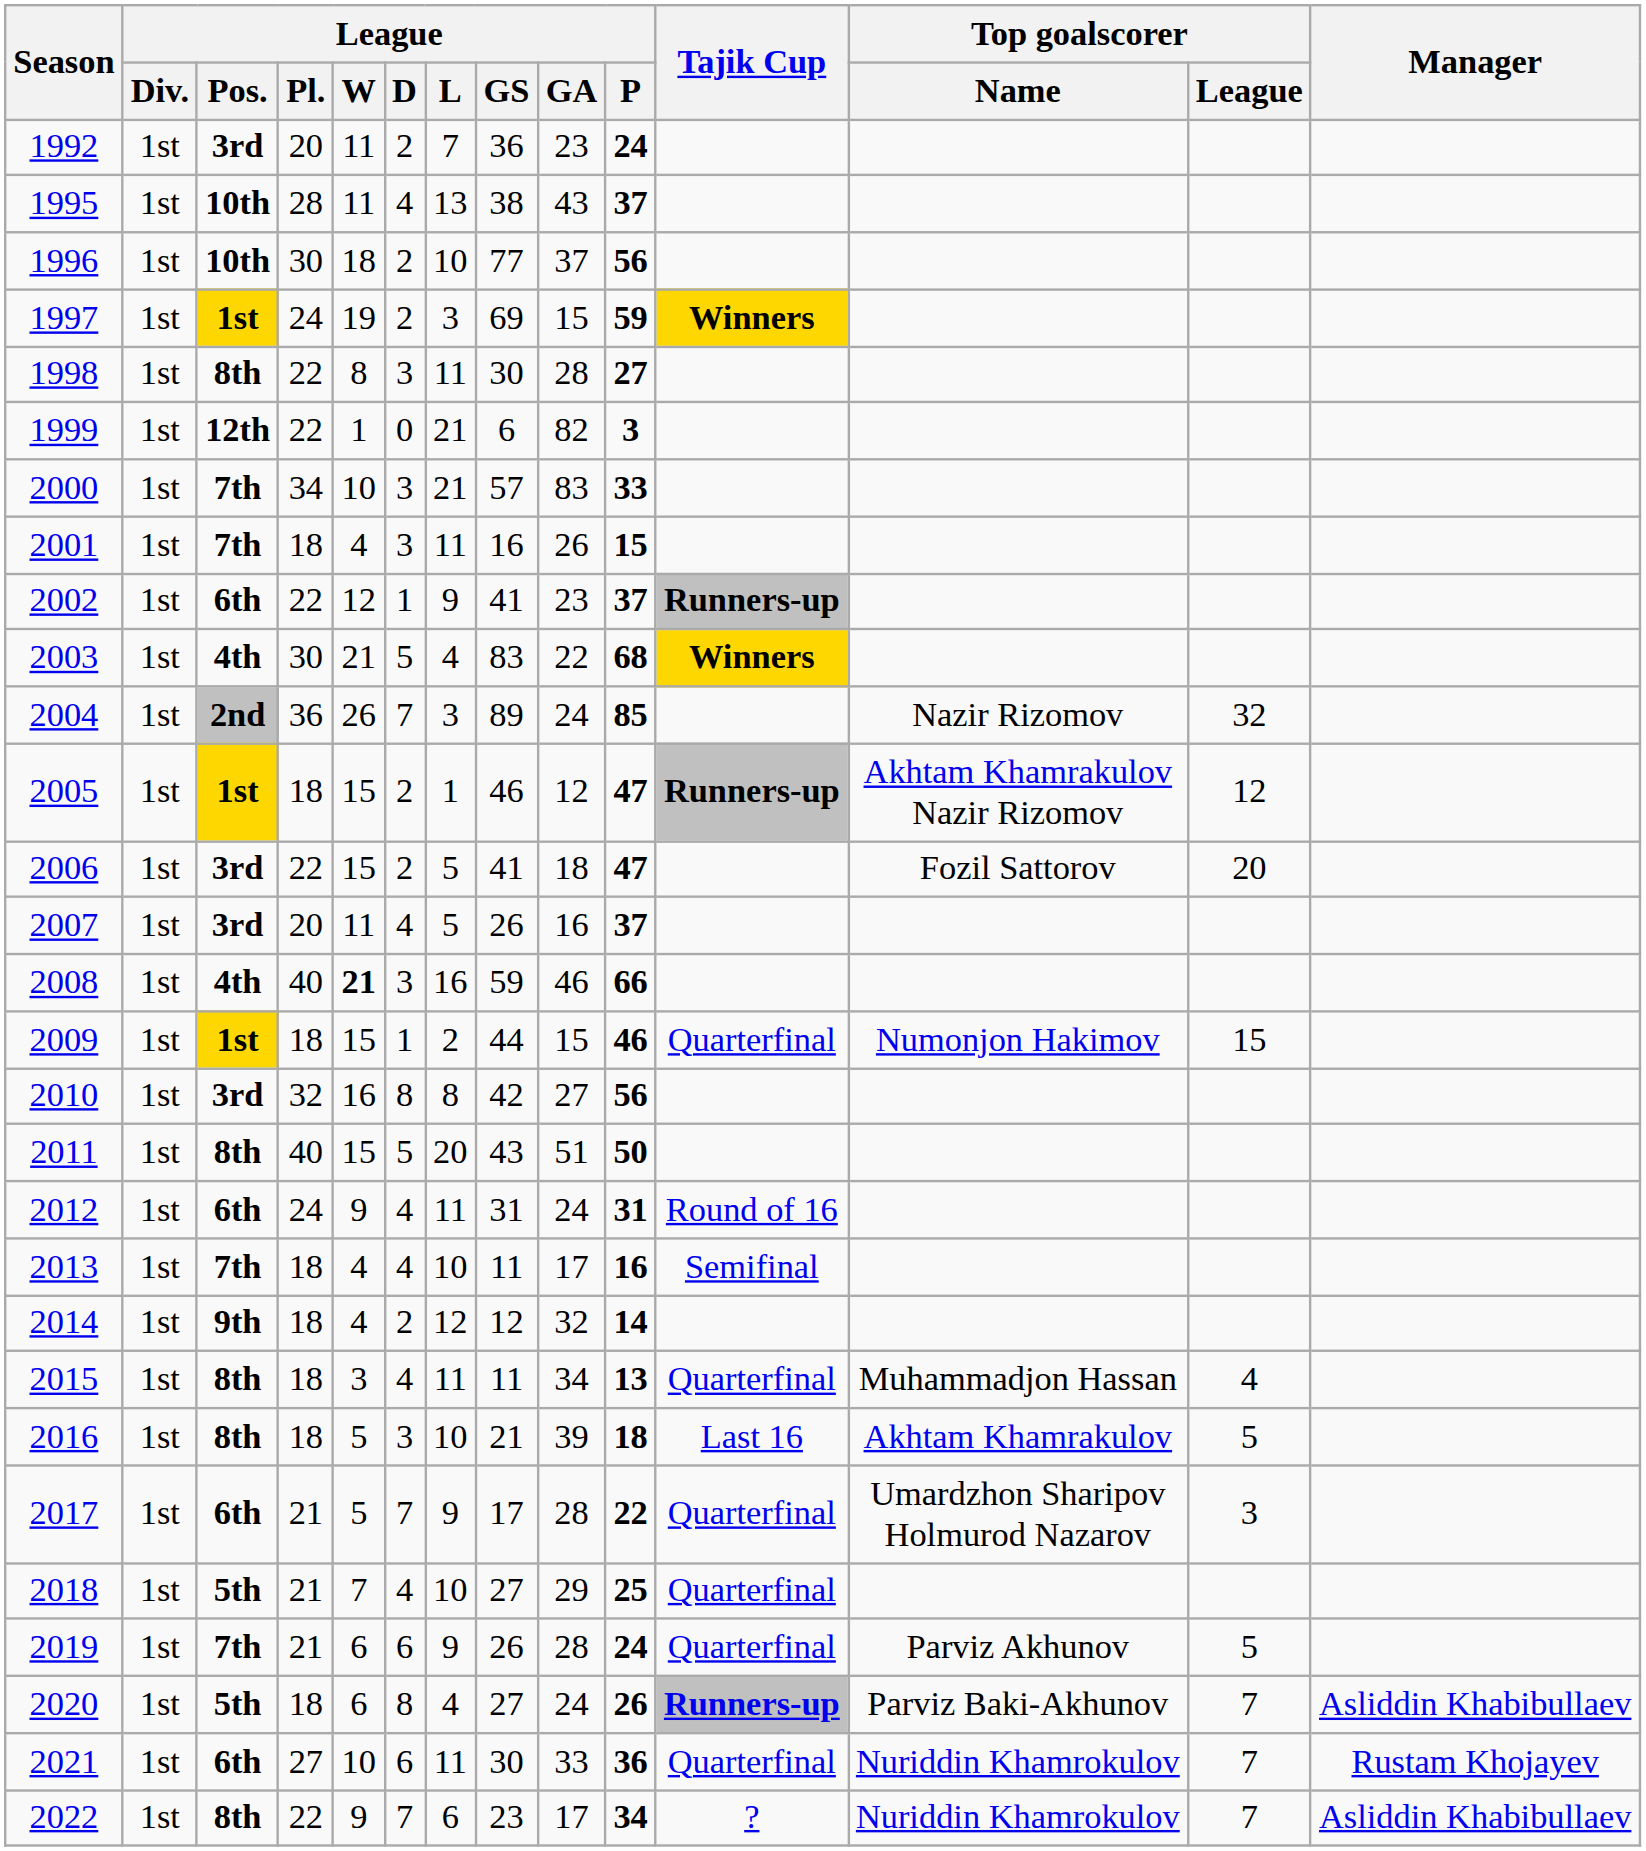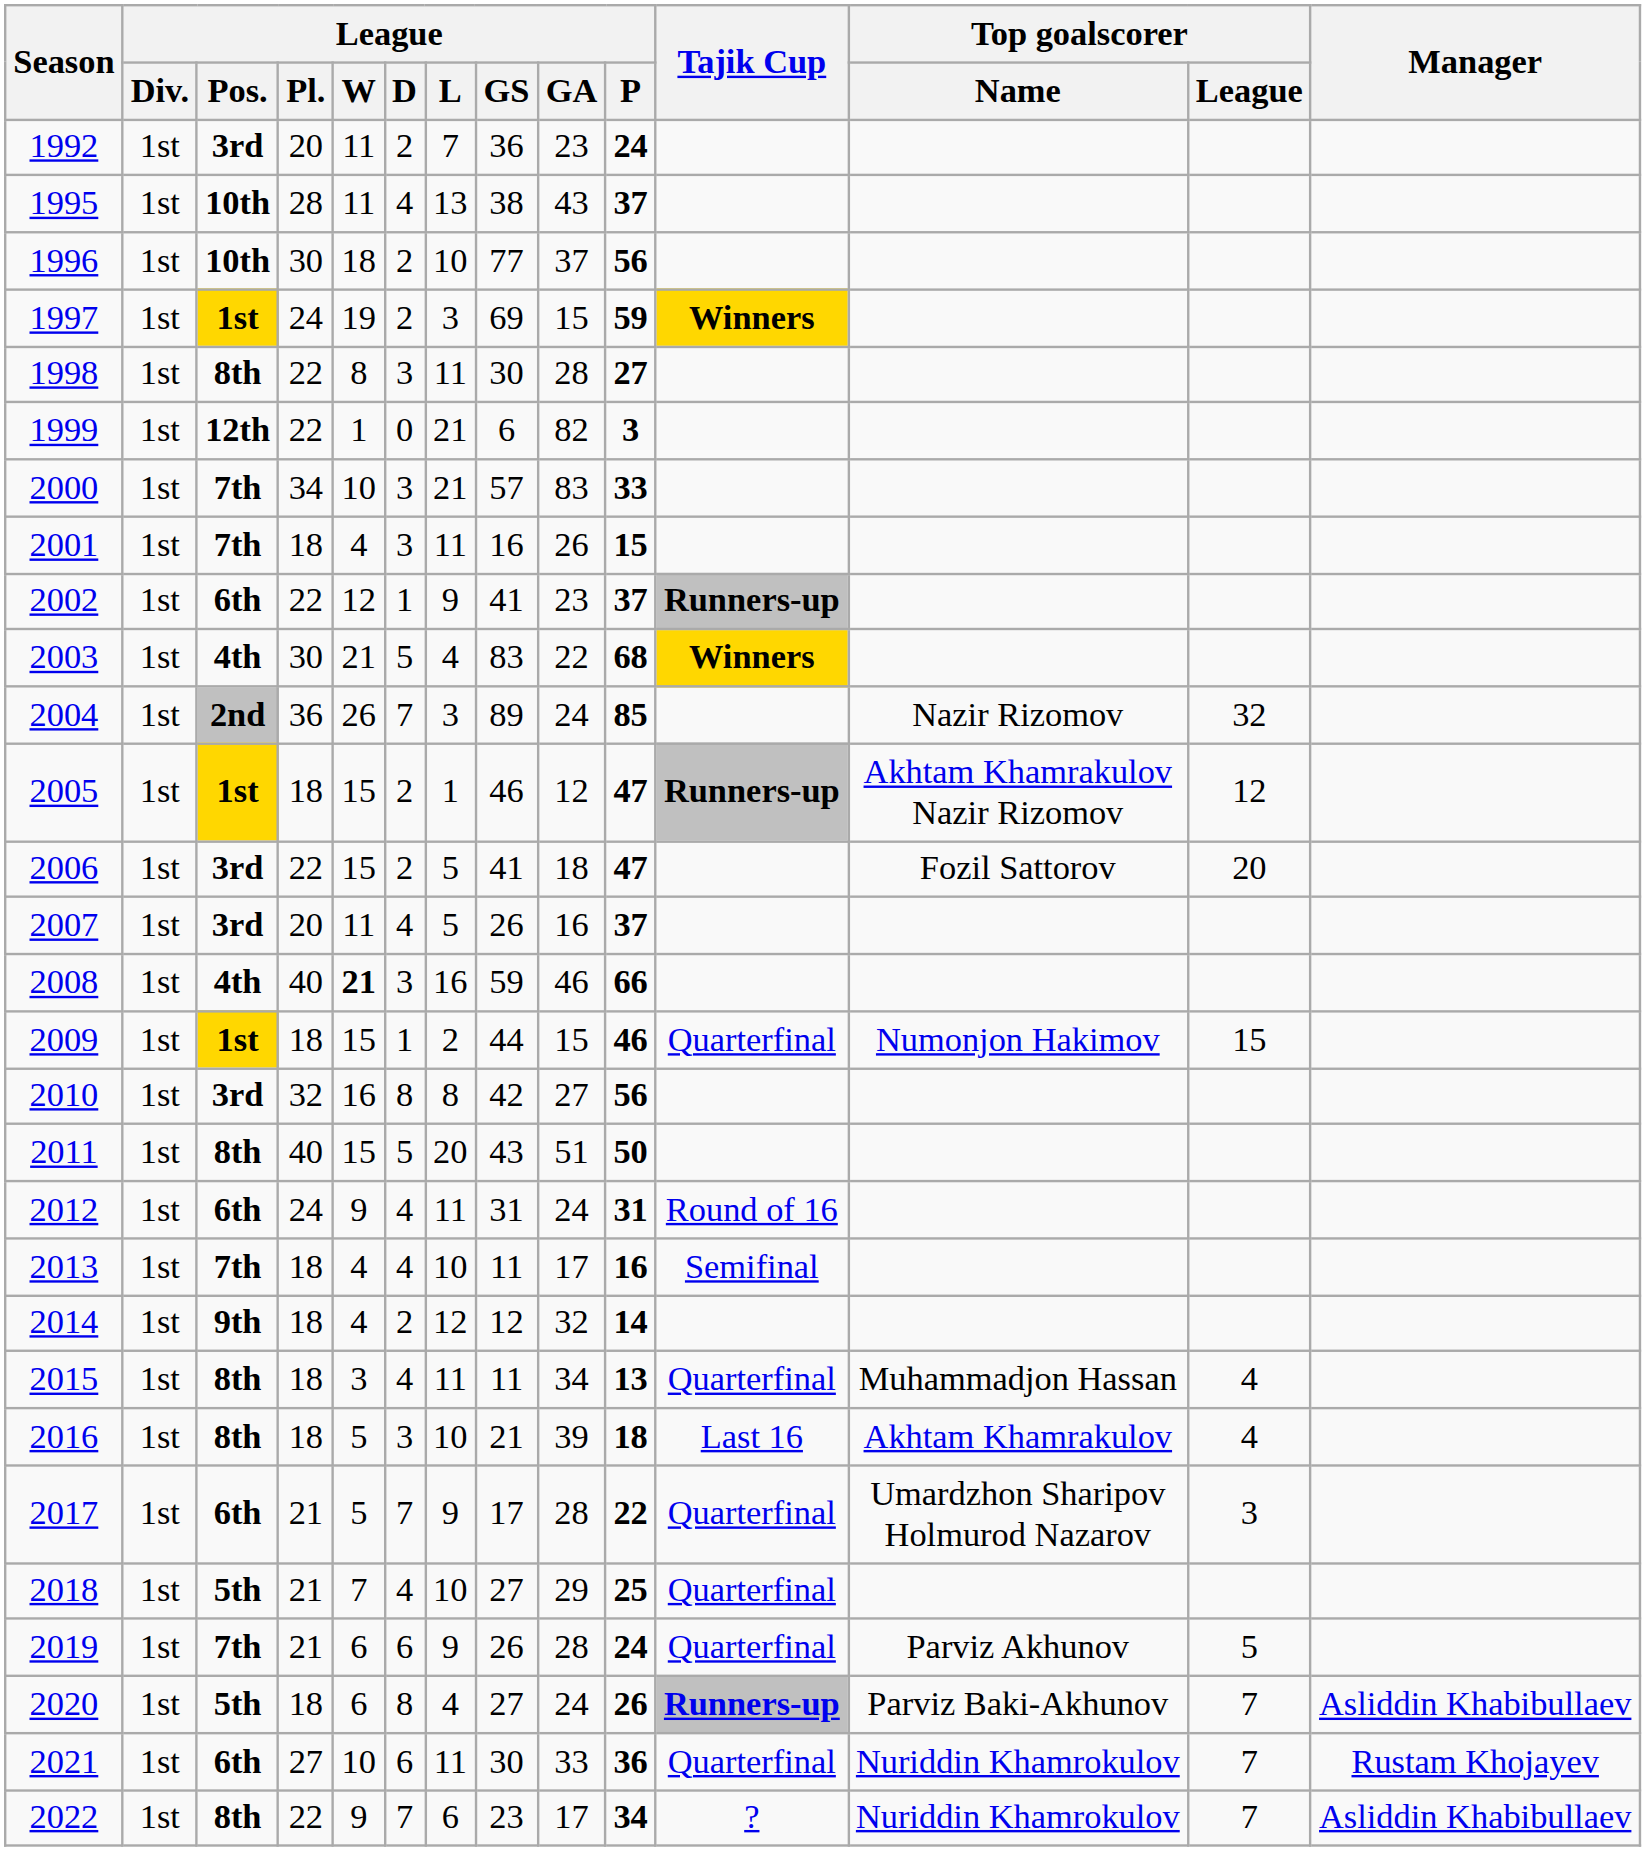(1249, 1436) 5 -> (1249, 1436) 4
